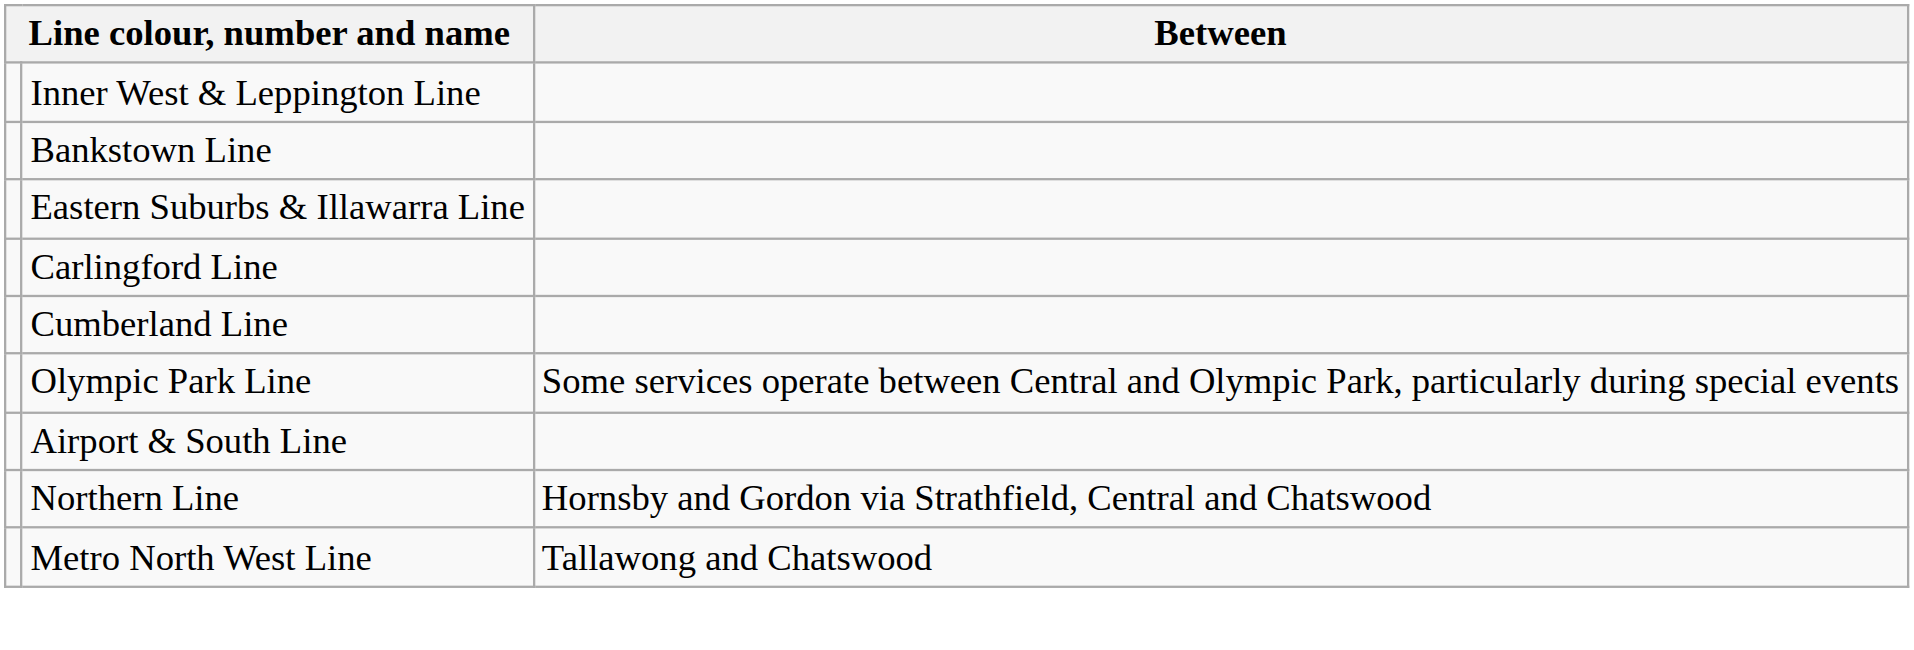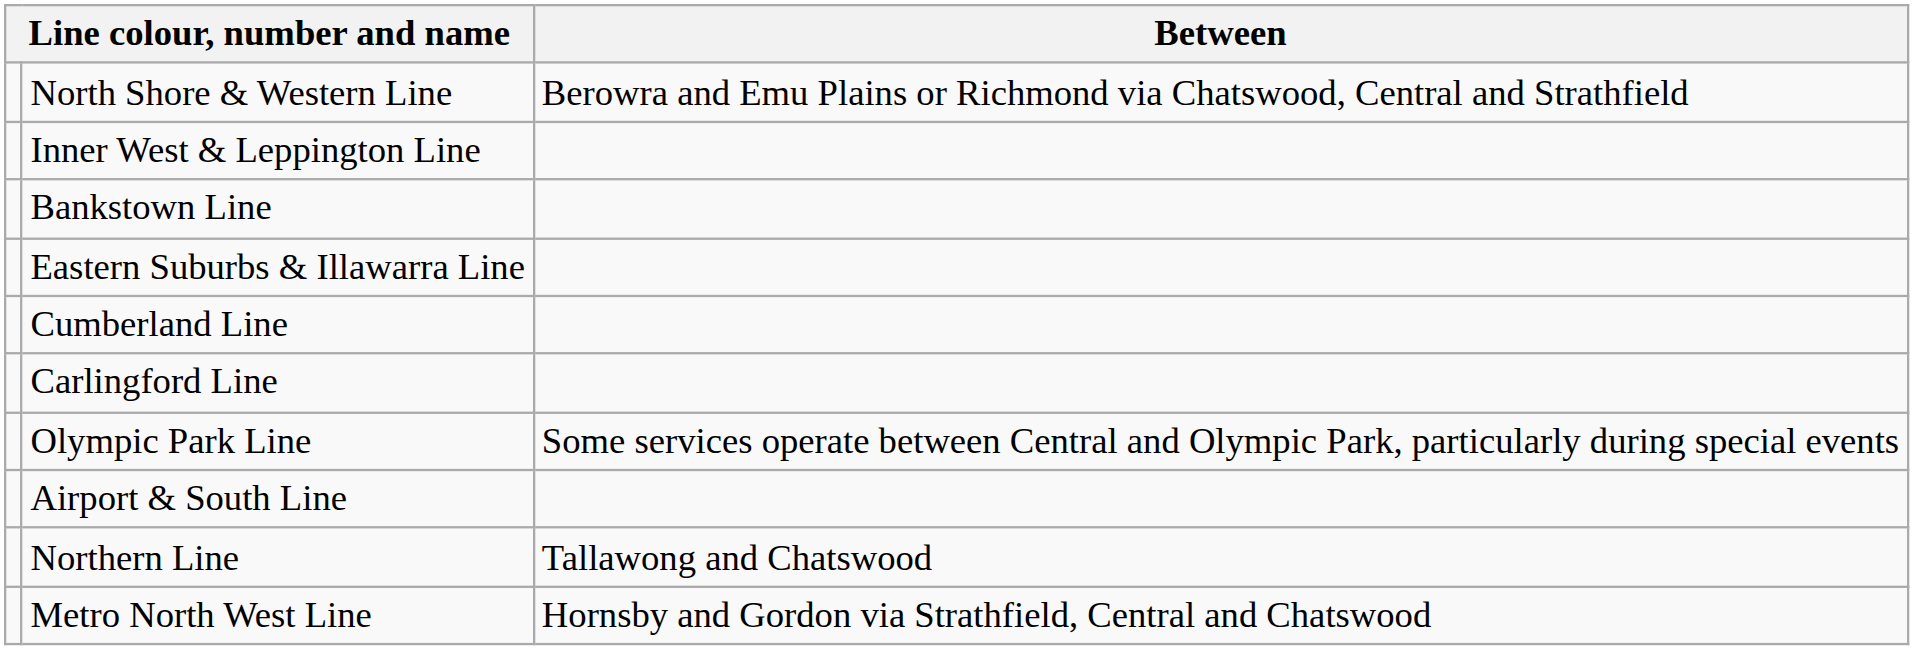+ row: (241, 91)
rows swapped: (159, 324) <-> (154, 265)
(987, 498) Hornsby and Gordon via Strathfield, Central and Chatswood -> (737, 556) Tallawong and Chatswood
(737, 556) Tallawong and Chatswood -> (987, 614) Hornsby and Gordon via Strathfield, Central and Chatswood
